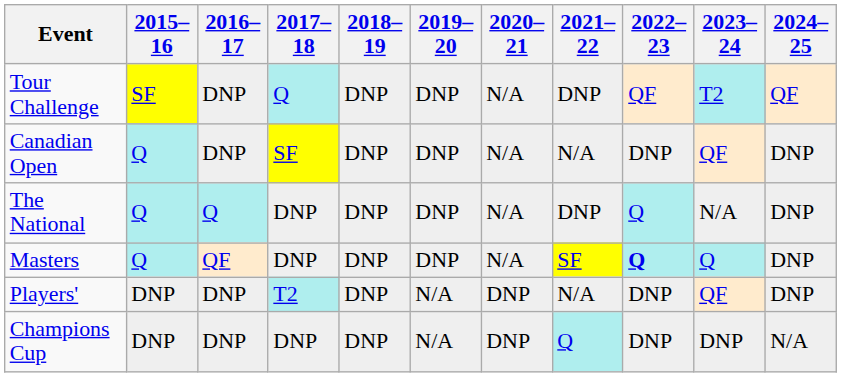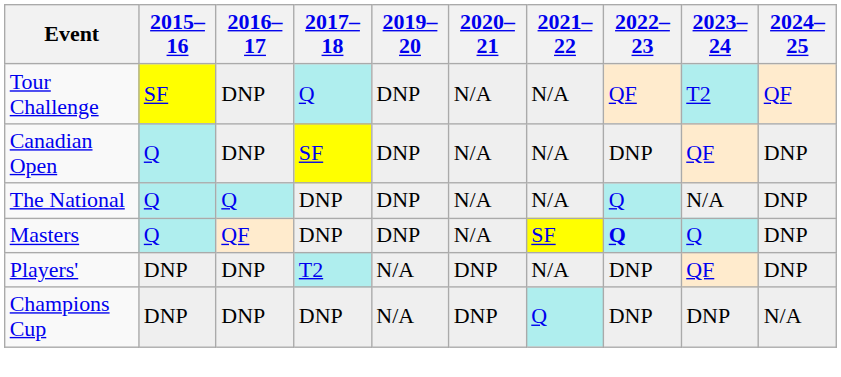- column: (375, 34)
(579, 93) DNP -> (550, 93) N/A
(579, 212) DNP -> (550, 200) N/A
